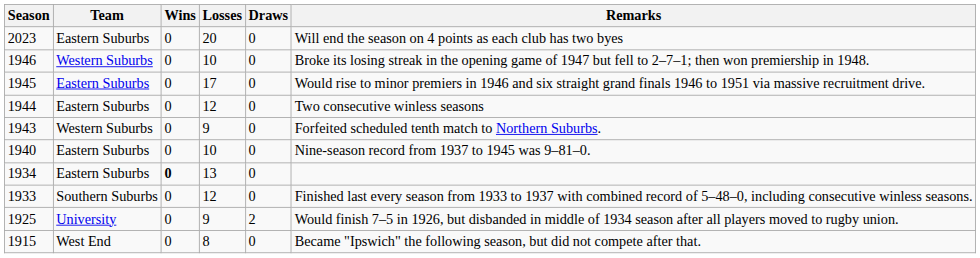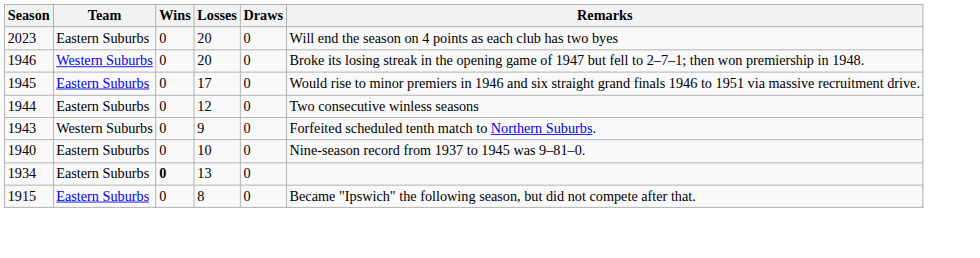(210, 60) 10 -> (204, 60) 20
- row: (22, 196)
- row: (22, 219)
(84, 241) West End -> (103, 196) Eastern Suburbs
